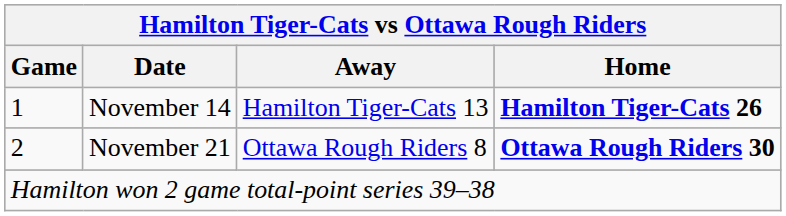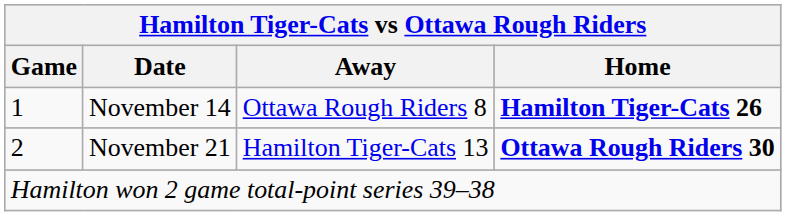(366, 107) Hamilton Tiger-Cats 13 -> (365, 107) Ottawa Rough Riders 8
(365, 148) Ottawa Rough Riders 8 -> (366, 148) Hamilton Tiger-Cats 13
